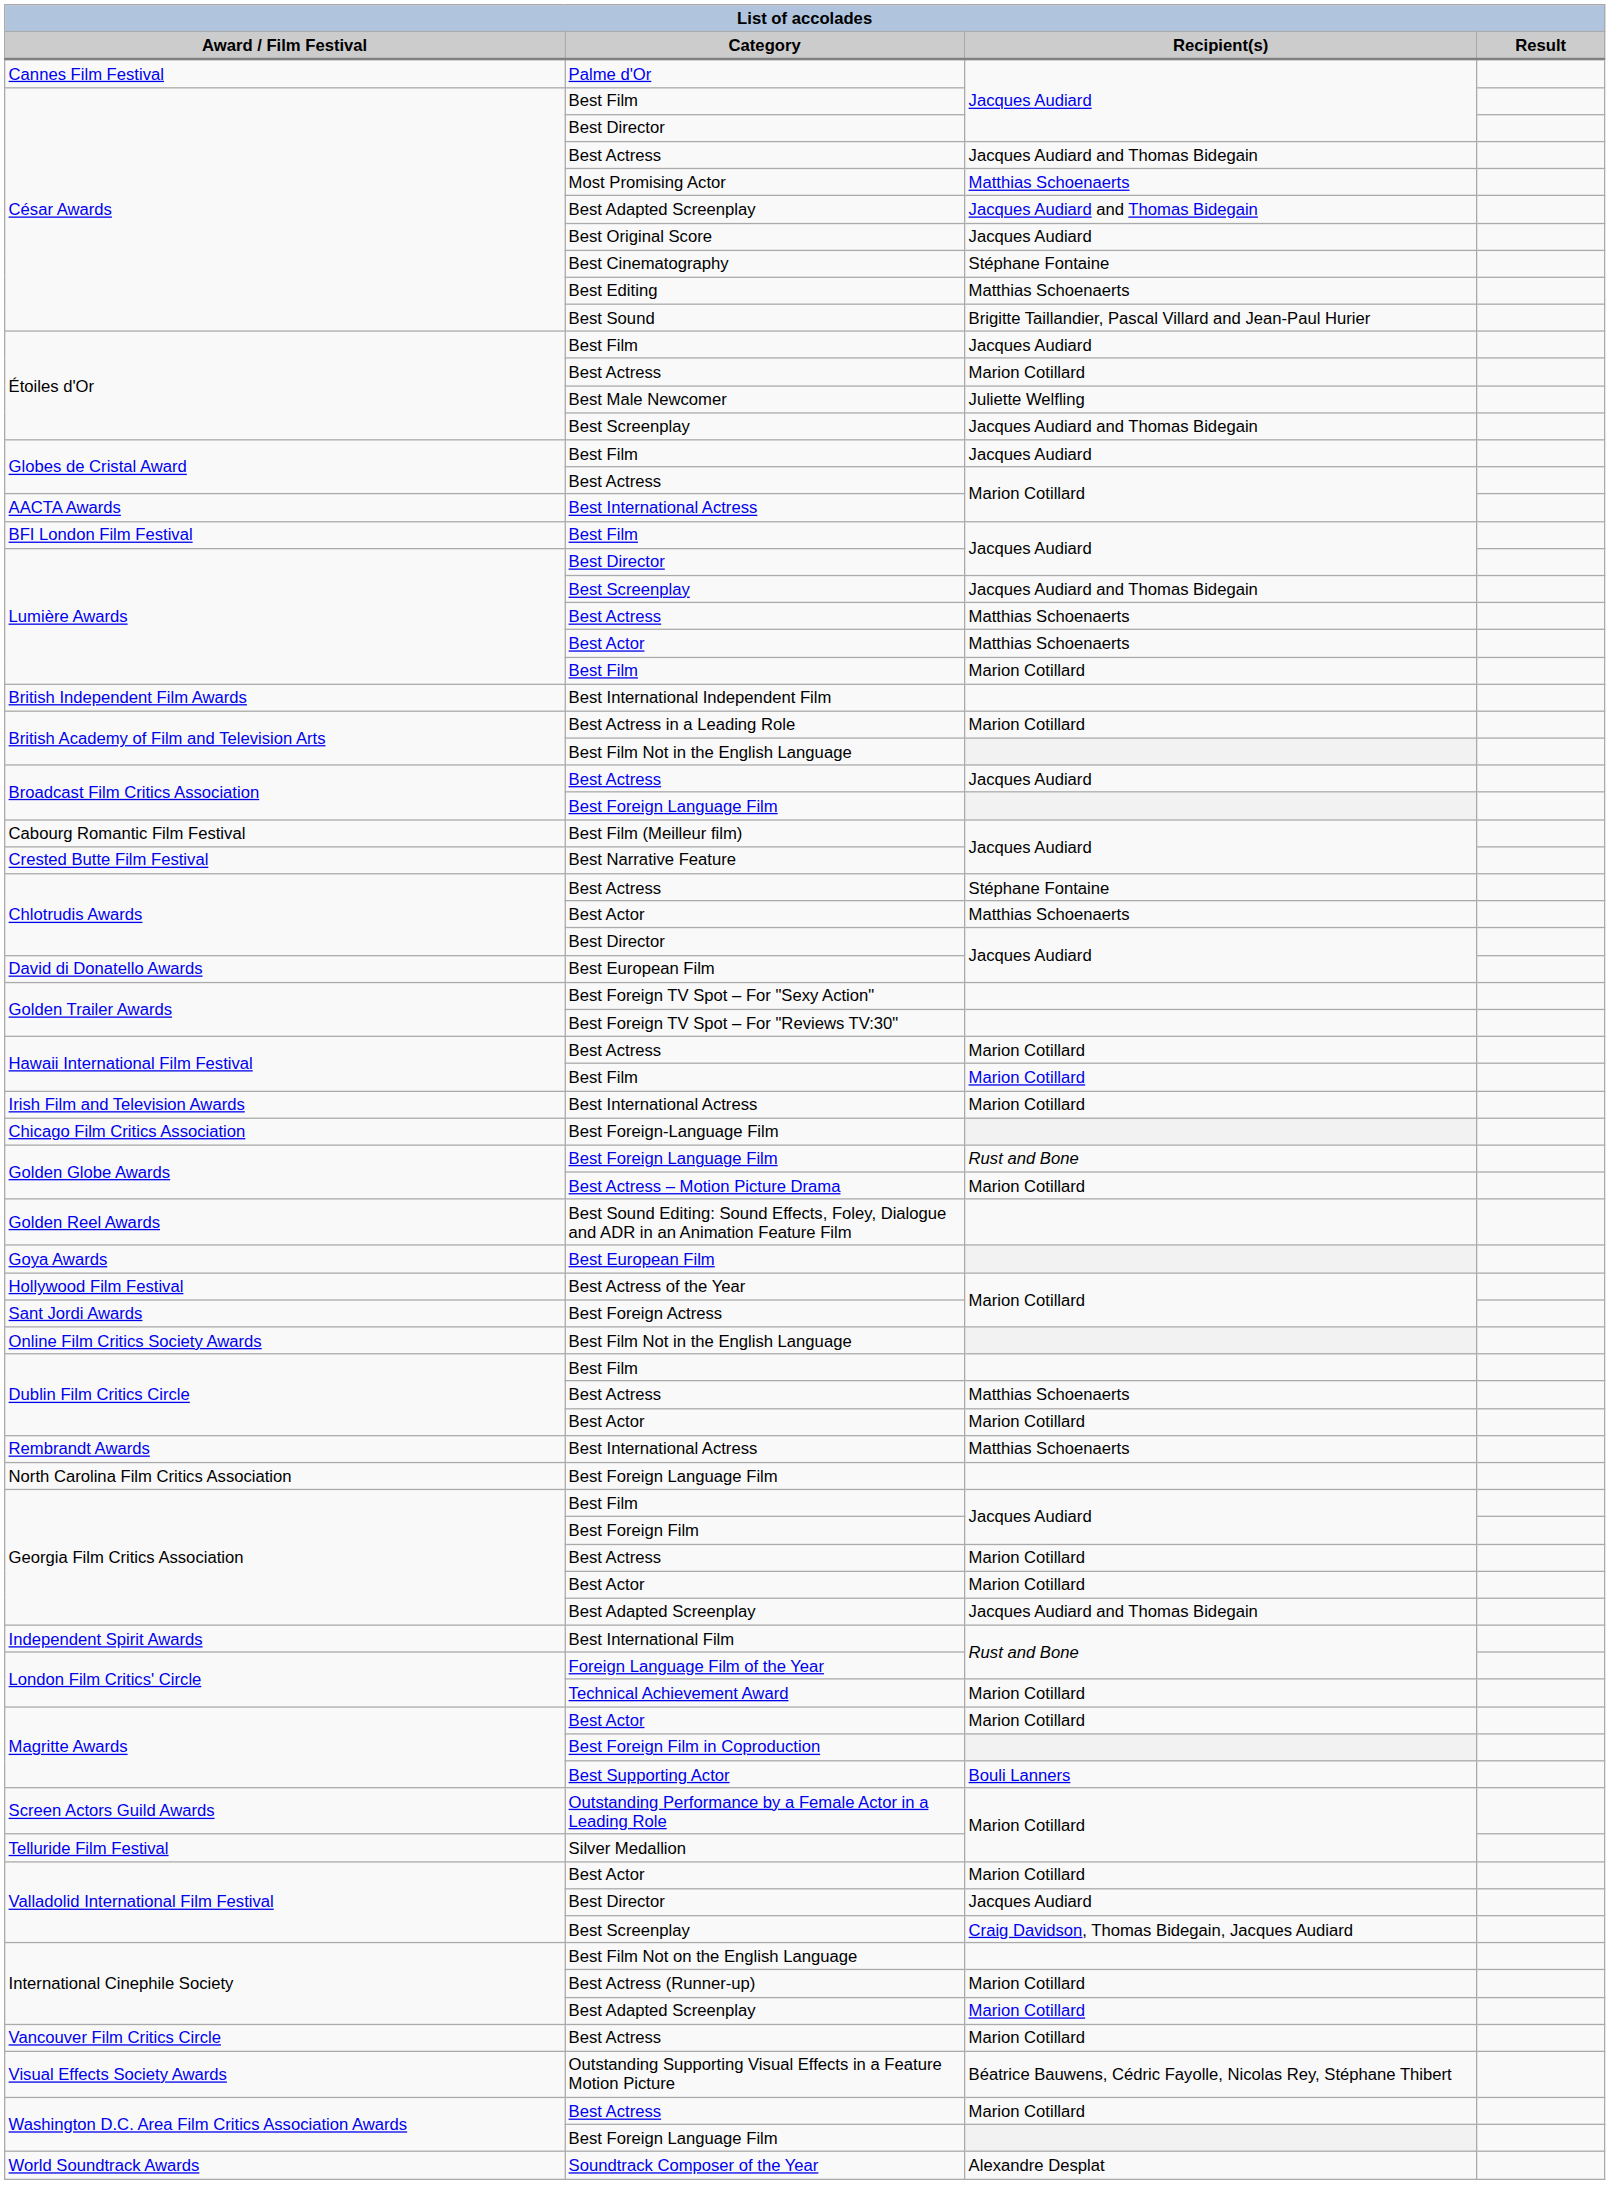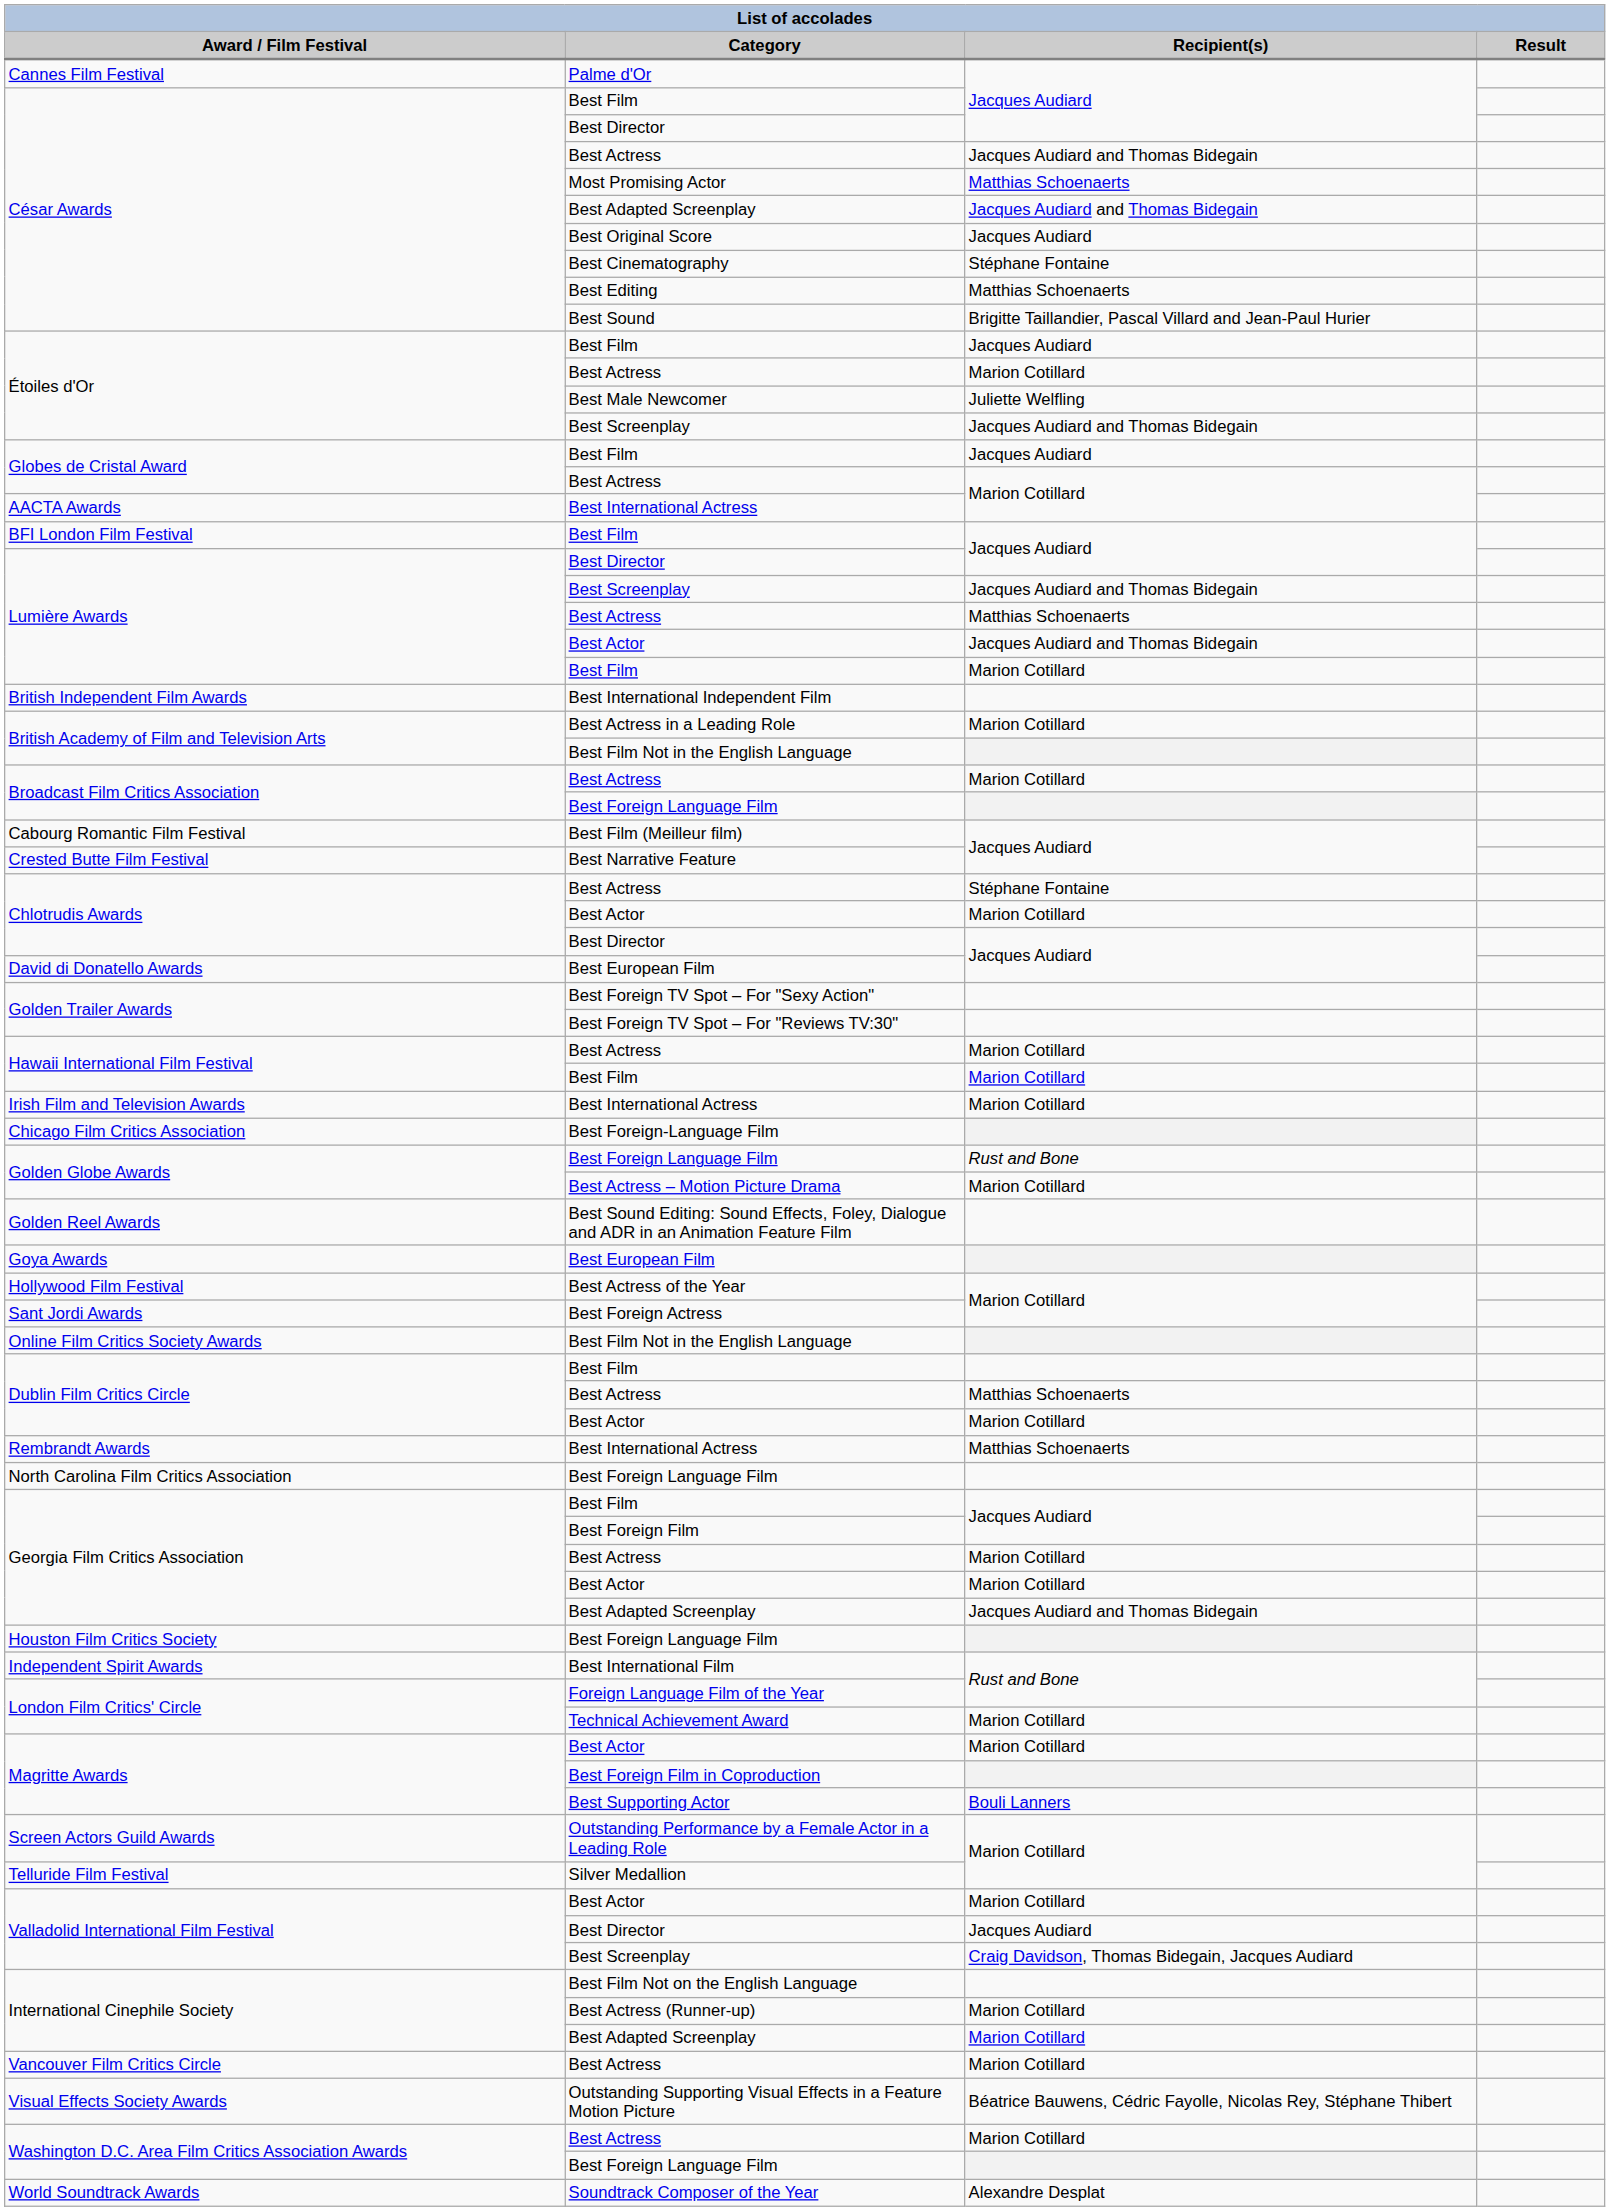(1049, 643) Matthias Schoenaerts -> (1113, 643) Jacques Audiard and Thomas Bidegain
(1030, 779) Jacques Audiard -> (1027, 779) Marion Cotillard
(1049, 914) Matthias Schoenaerts -> (1027, 914) Marion Cotillard
+ row: (113, 1639)
